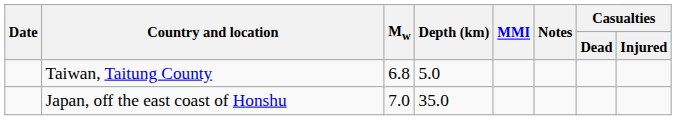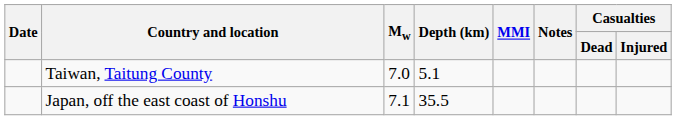(399, 73) 6.8 -> (399, 73) 7.0
(429, 73) 5.0 -> (429, 73) 5.1
(399, 100) 7.0 -> (399, 100) 7.1
(434, 100) 35.0 -> (434, 100) 35.5
